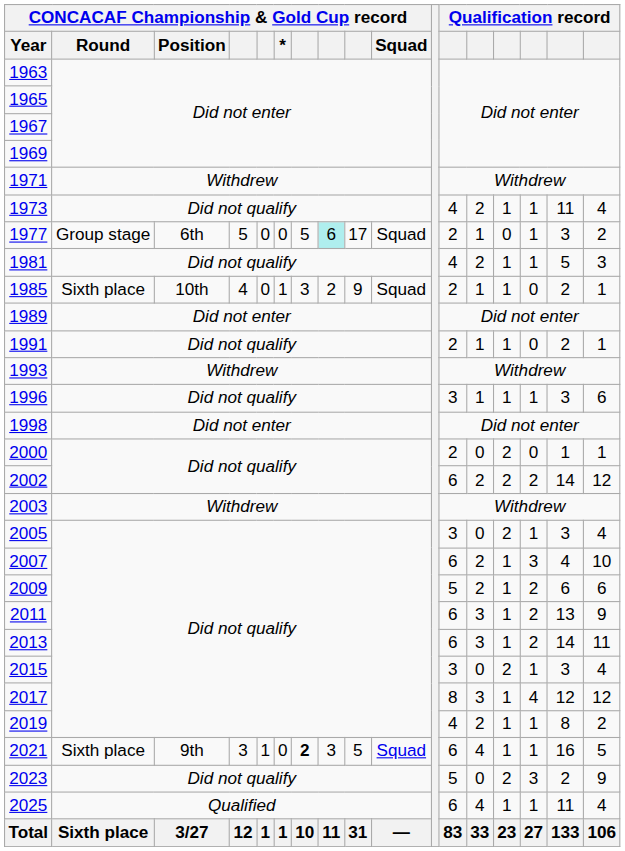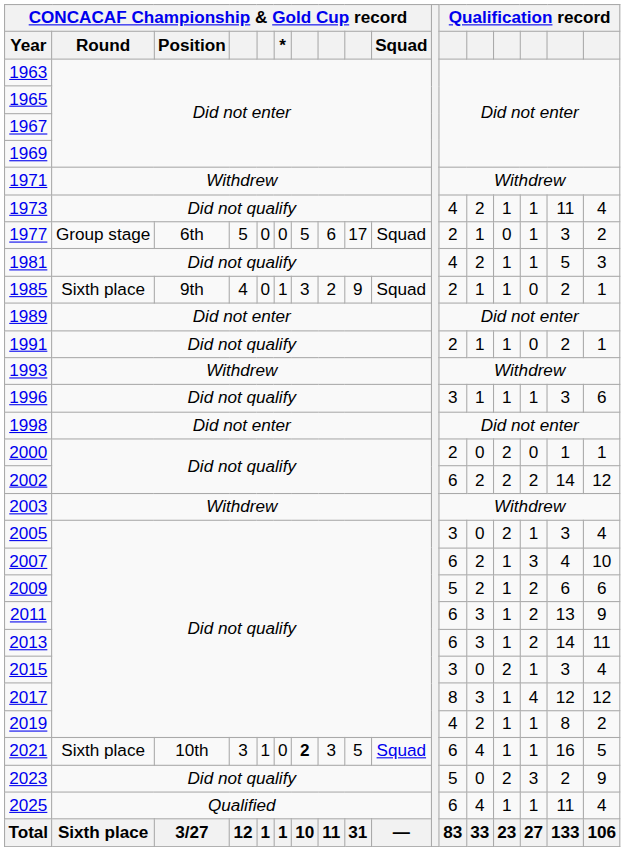(331, 235) paleturquoise background -> (331, 235) no background
(192, 289) 10th -> (192, 289) 9th
(192, 751) 9th -> (192, 751) 10th
